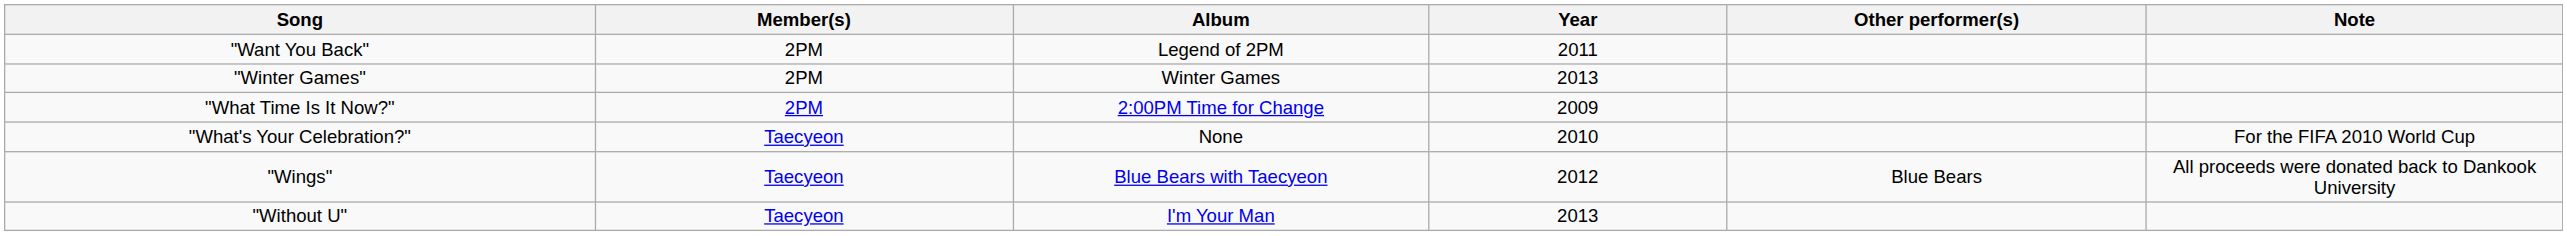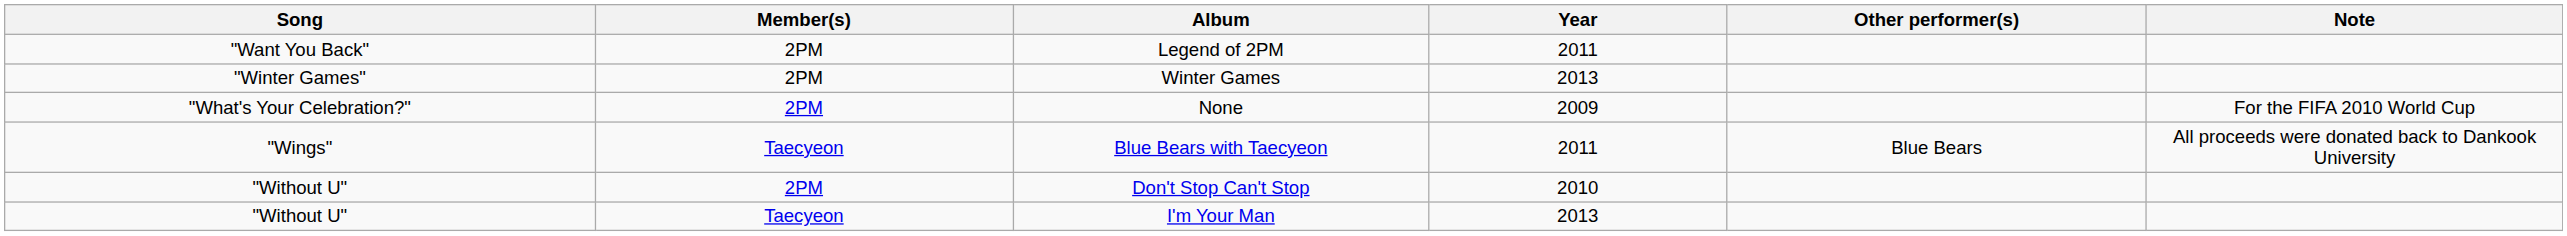- row: (1221, 107)
(804, 137) Taecyeon -> (804, 107) 2PM
(1578, 137) 2010 -> (1578, 107) 2009
(1578, 176) 2012 -> (1578, 147) 2011
+ row: (1221, 187)
